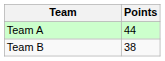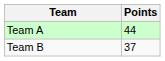(130, 47) 38 -> (130, 47) 37
